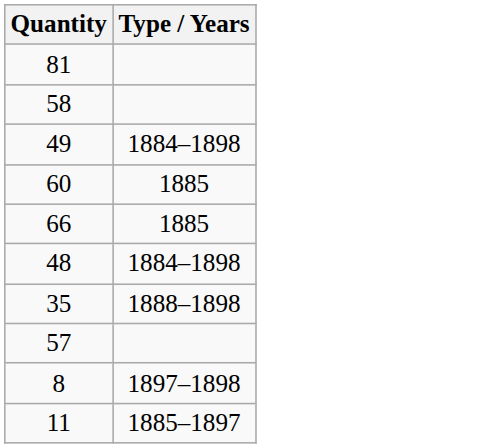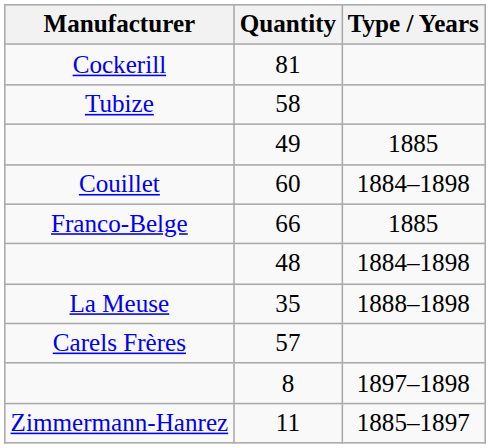+ column: (119, 24)
(184, 143) 1884–1898 -> (413, 143) 1885
(184, 183) 1885 -> (413, 183) 1884–1898
